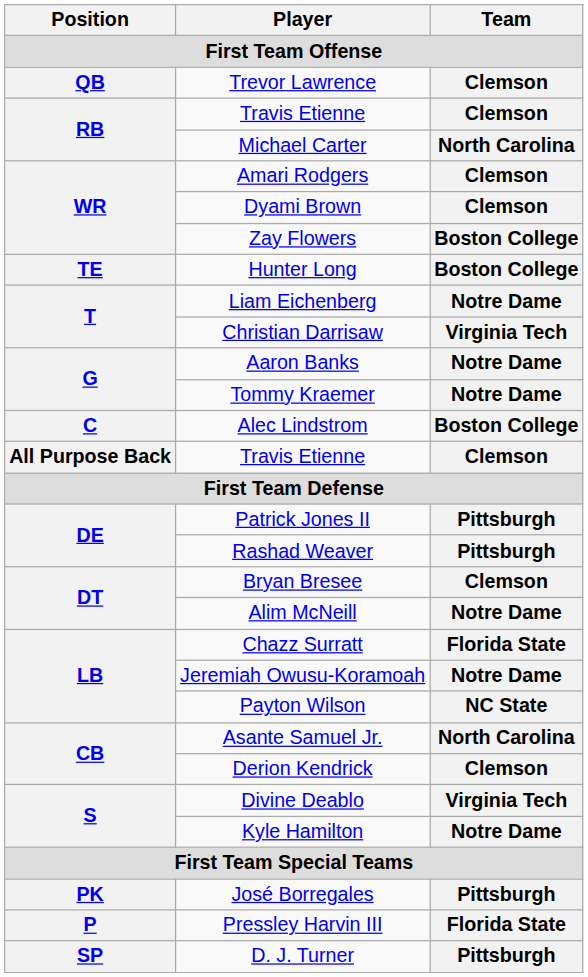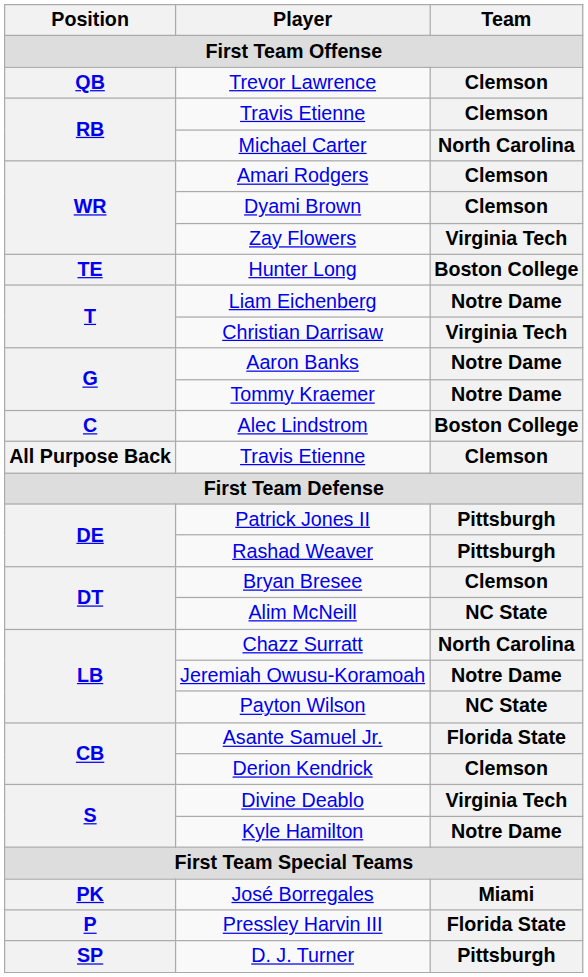(506, 238) Boston College -> (506, 238) Virginia Tech
(506, 613) Notre Dame -> (506, 613) NC State
(506, 644) Florida State -> (506, 644) North Carolina
(506, 737) North Carolina -> (506, 737) Florida State
(506, 894) Pittsburgh -> (506, 894) Miami
